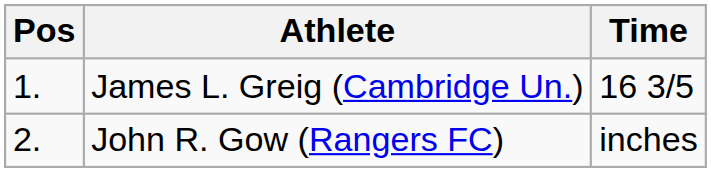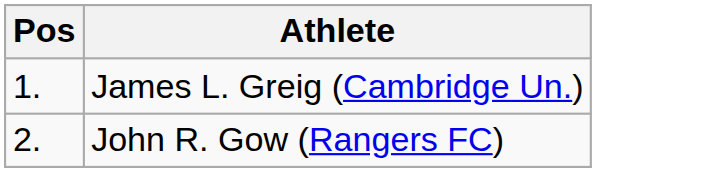- column: (649, 31)
